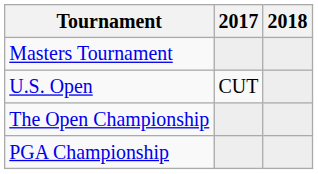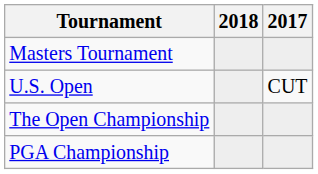columns swapped: (238, 21) <-> (288, 21)
